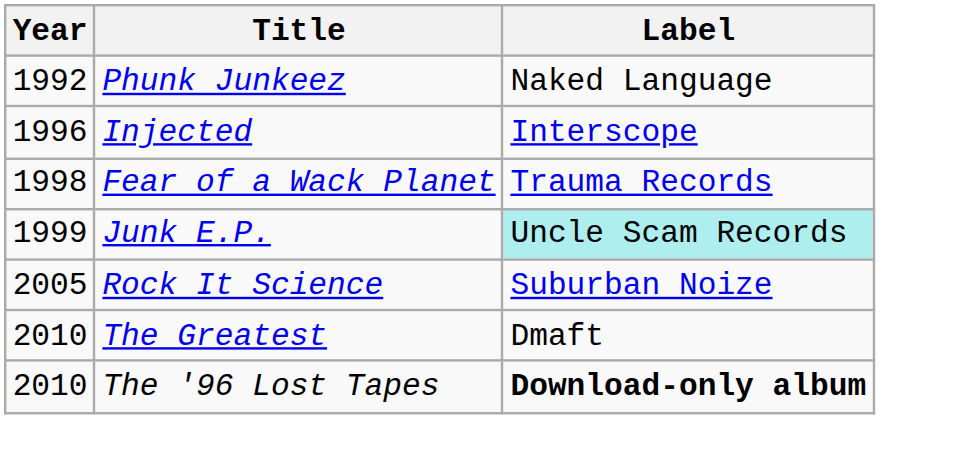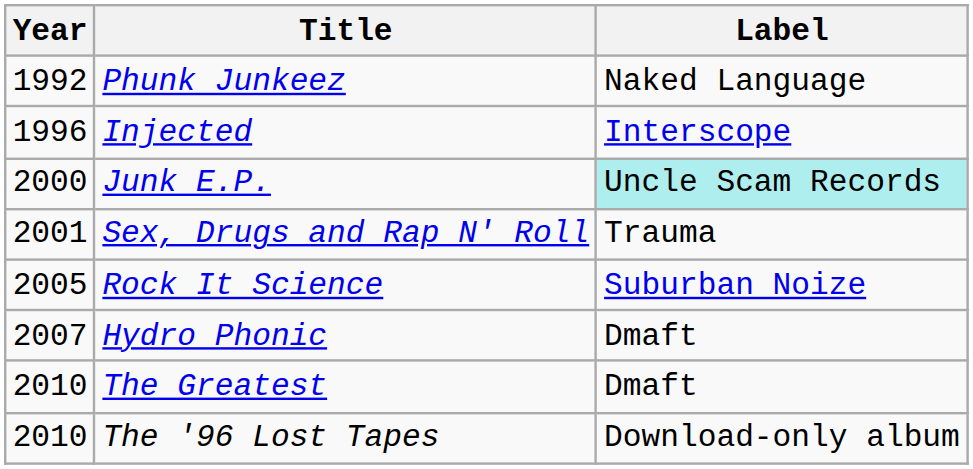- row: (299, 183)
(50, 234) 1999 -> (50, 183) 2000
+ row: (346, 234)
+ row: (215, 336)
(688, 387) bold -> (782, 437) normal
